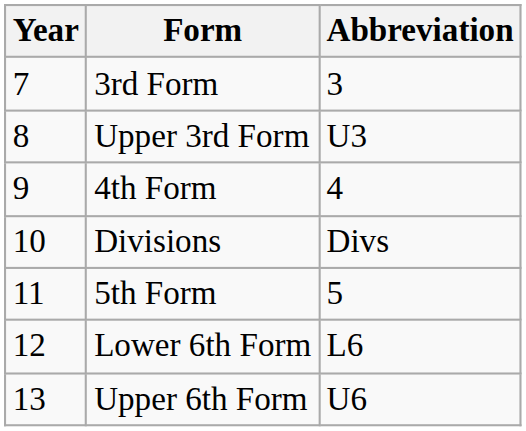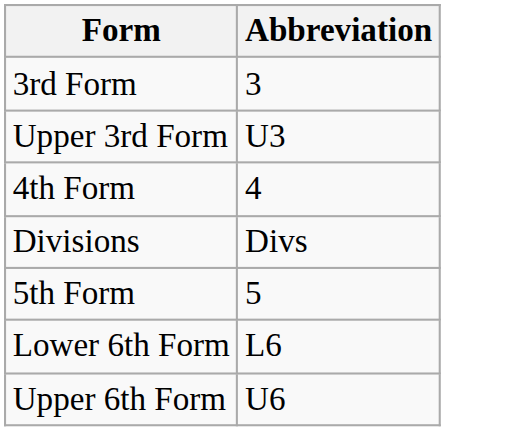- column: (46, 30)
